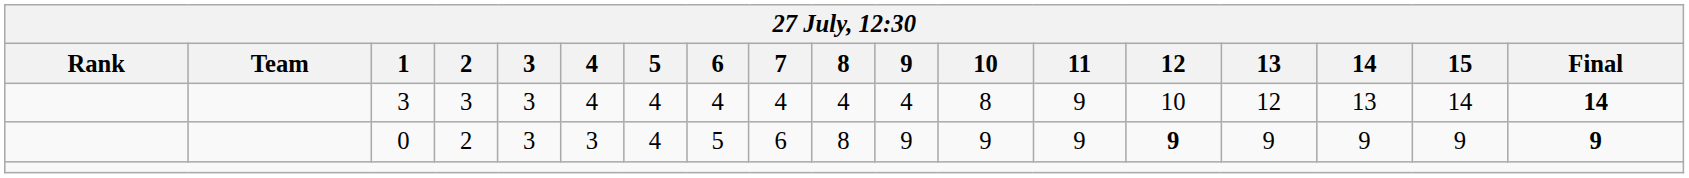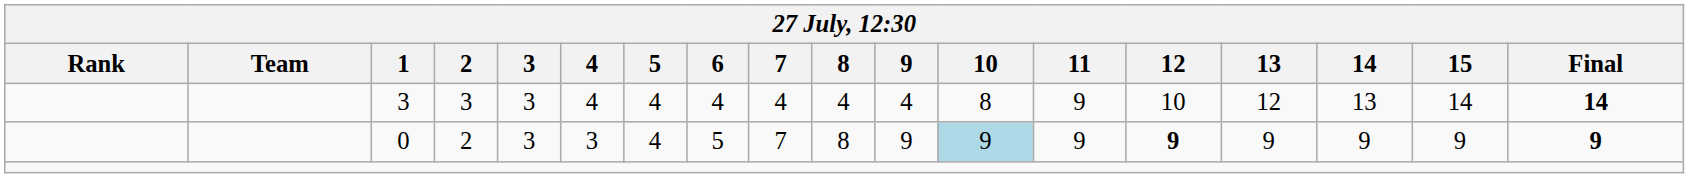(781, 141) 6 -> (781, 141) 7
(986, 141) no background -> (986, 141) lightblue background
